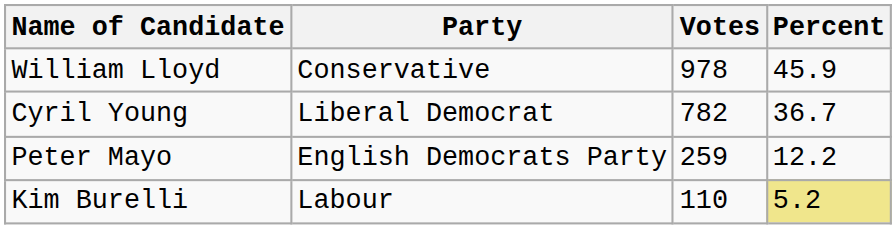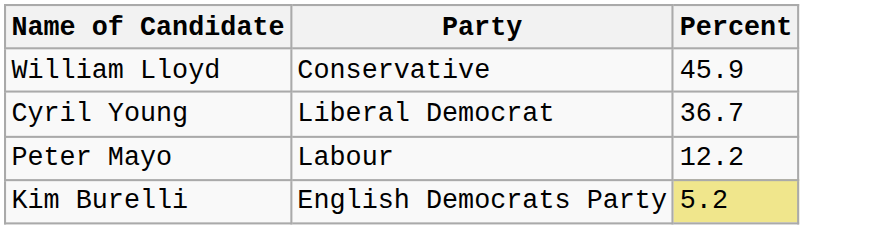- column: (720, 27)
(482, 158) English Democrats Party -> (346, 158) Labour
(346, 201) Labour -> (482, 201) English Democrats Party
